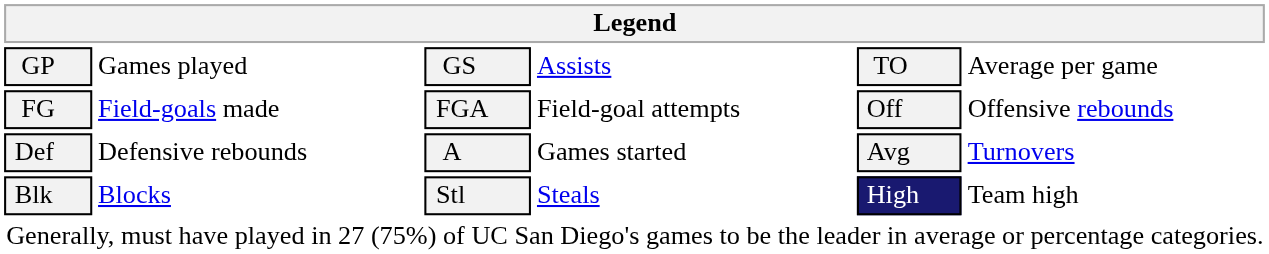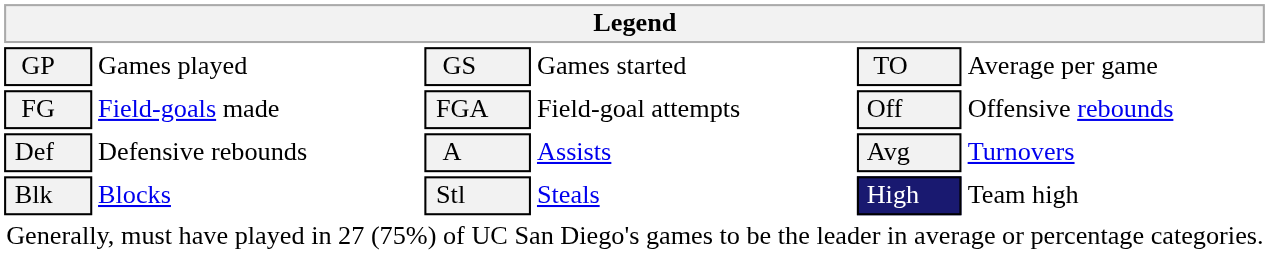(574, 66) Assists -> (612, 66) Games started
(612, 152) Games started -> (574, 152) Assists
